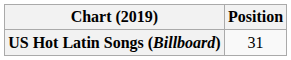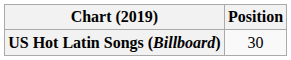(256, 42) 31 -> (256, 42) 30
